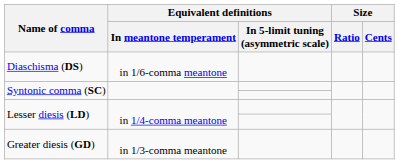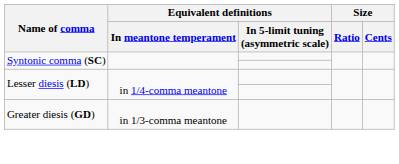- row: (45, 66)
